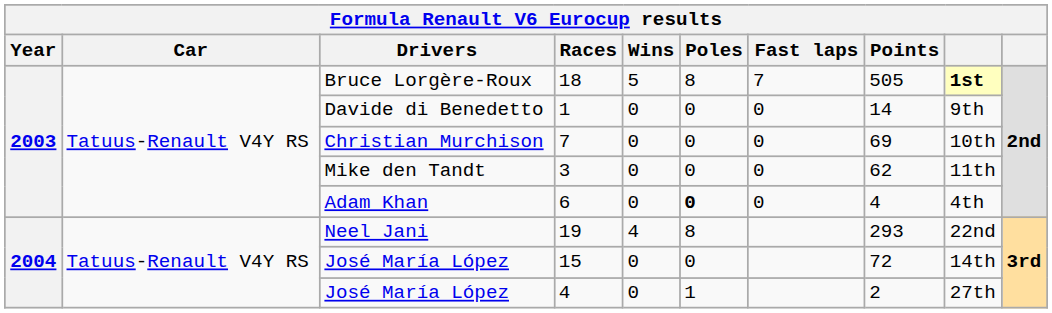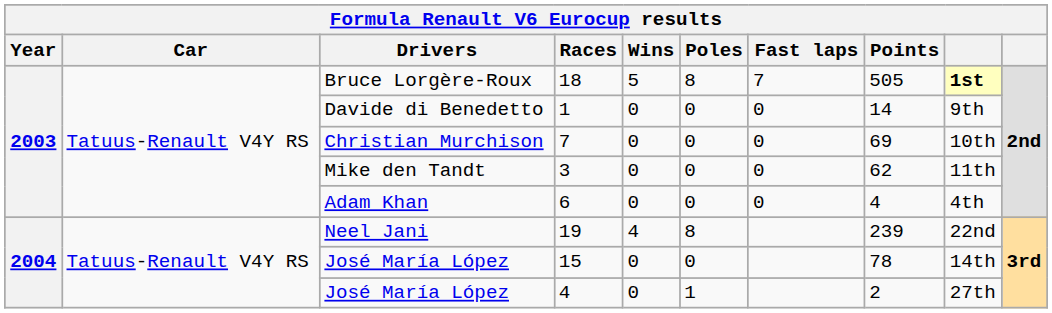(690, 202) bold -> (690, 202) normal
(886, 232) 293 -> (886, 232) 239
(881, 262) 72 -> (881, 262) 78
